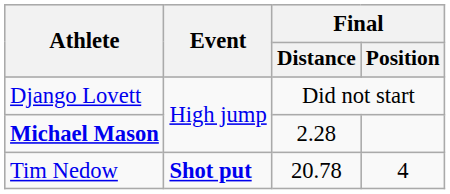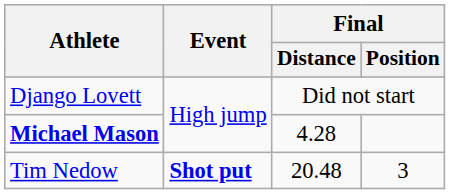(316, 133) 2.28 -> (316, 133) 4.28
(316, 170) 20.78 -> (316, 170) 20.48
(403, 170) 4 -> (403, 170) 3
